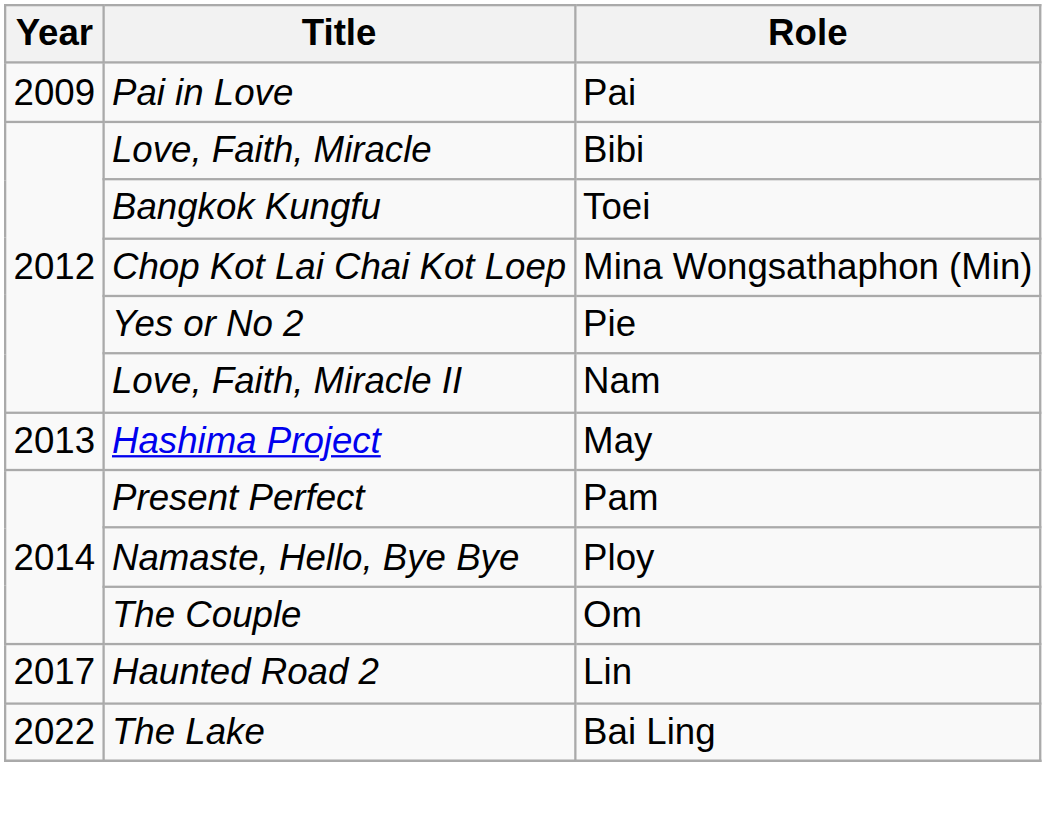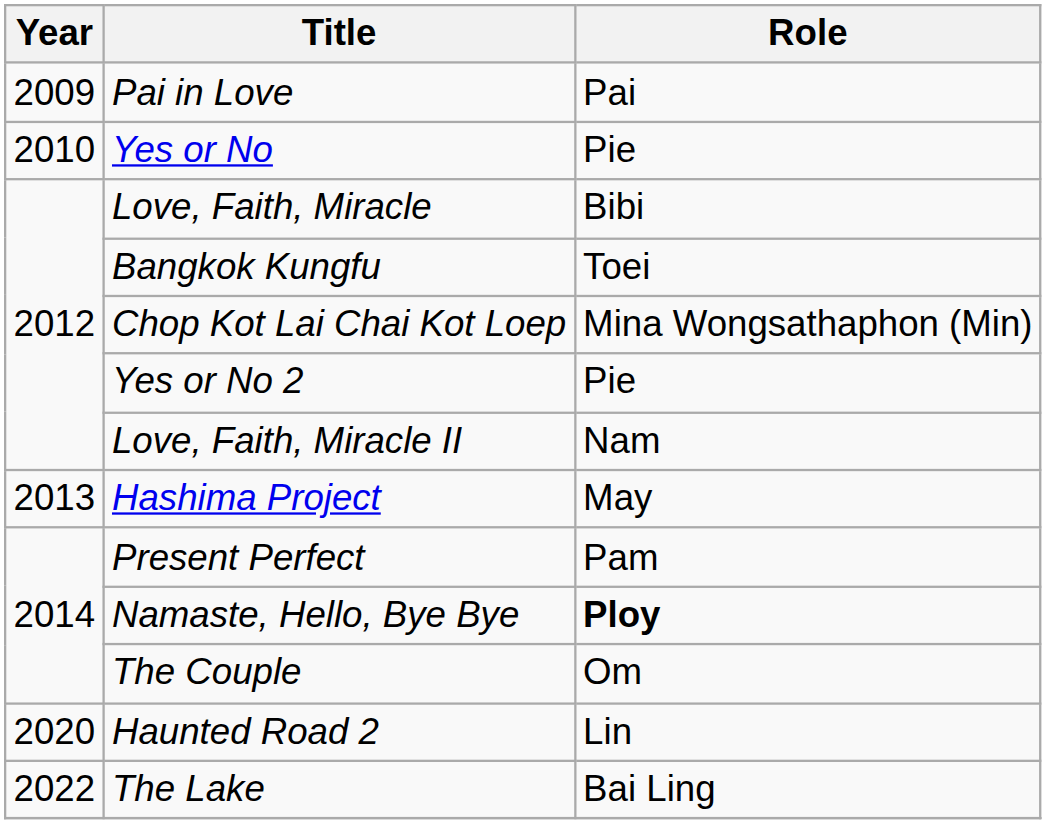+ row: (192, 149)
(619, 556) normal -> (622, 614) bold
(54, 672) 2017 -> (54, 730) 2020
